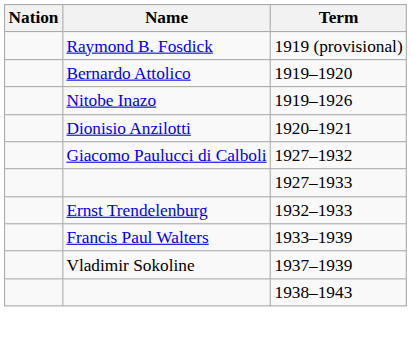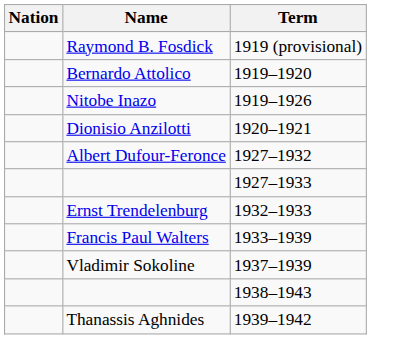+ row: (146, 155)
- row: (166, 155)
+ row: (135, 319)
